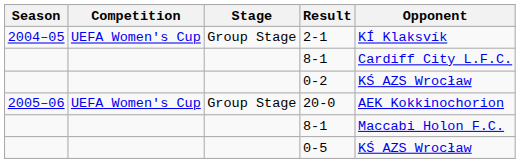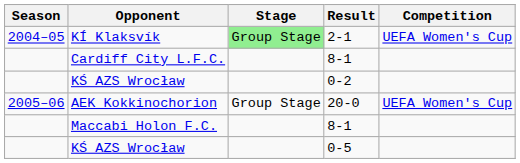columns swapped: (136, 16) <-> (435, 16)
(252, 38) no background -> (276, 38) lightgreen background
